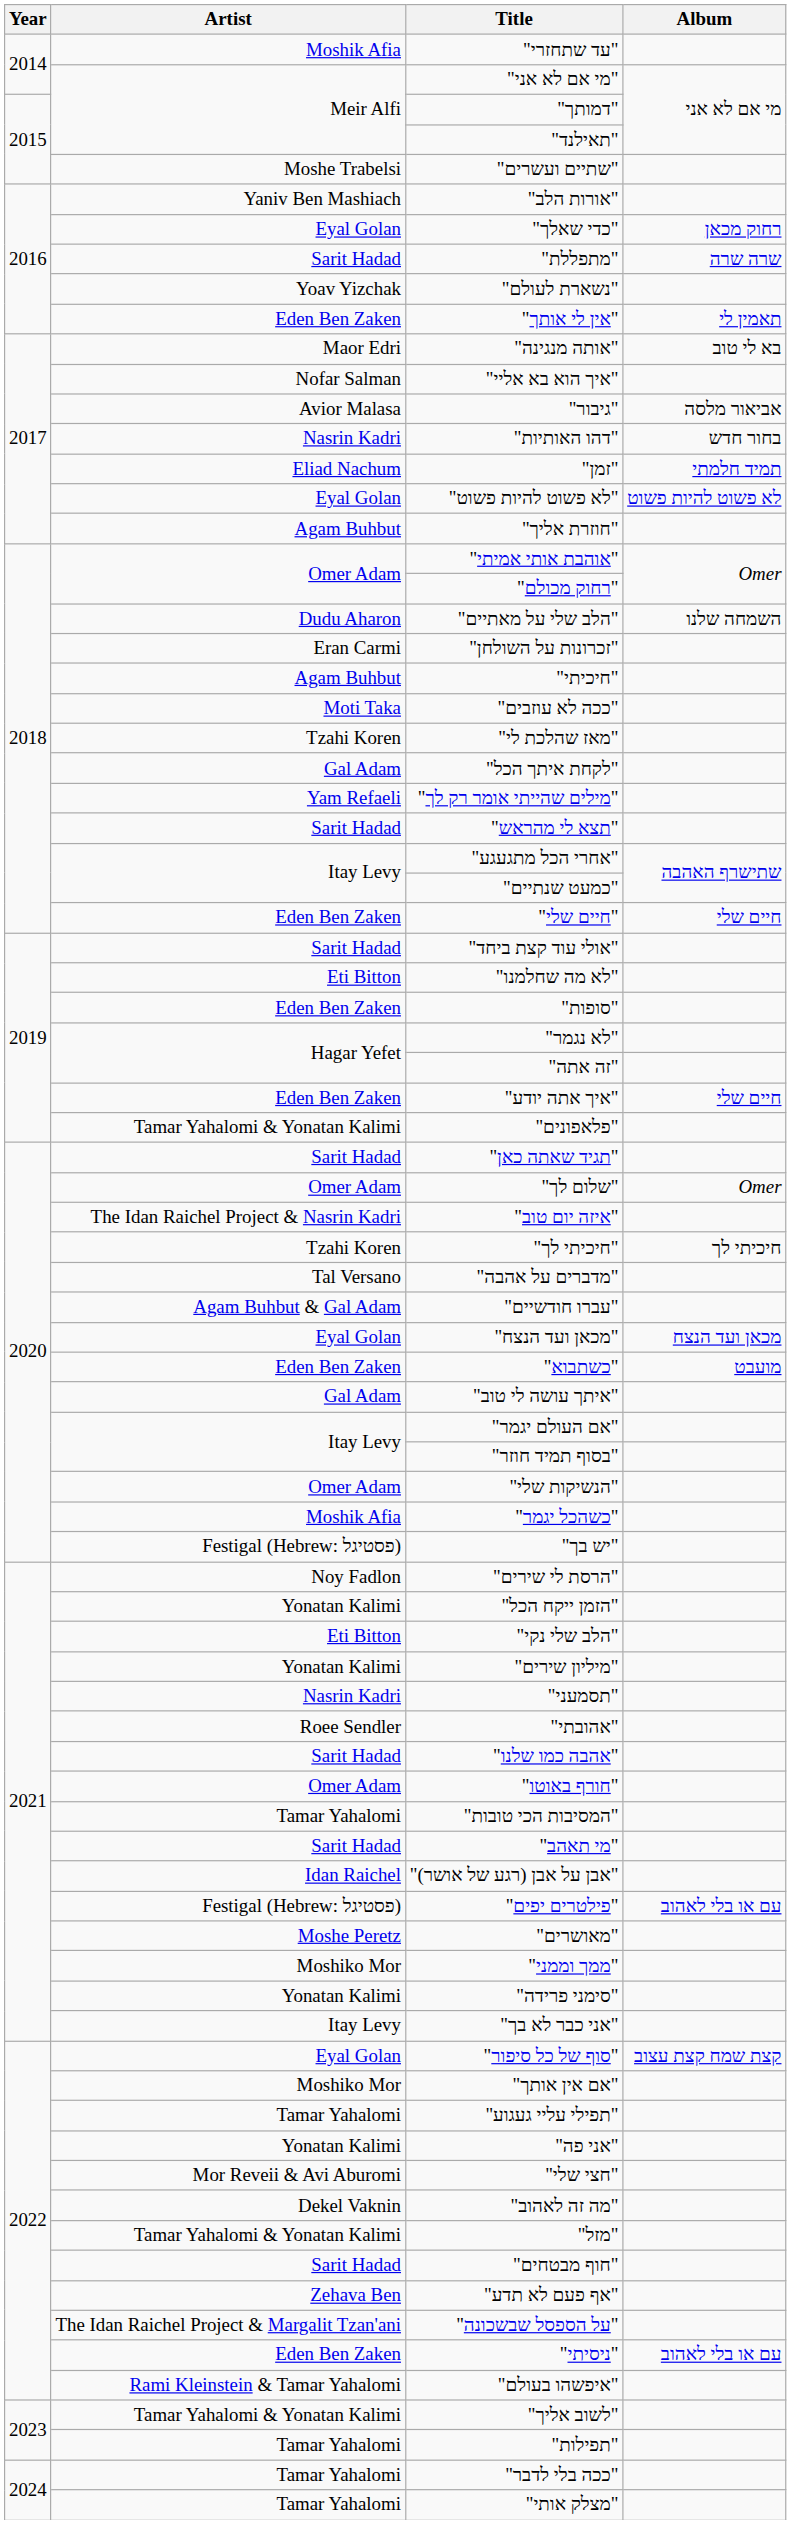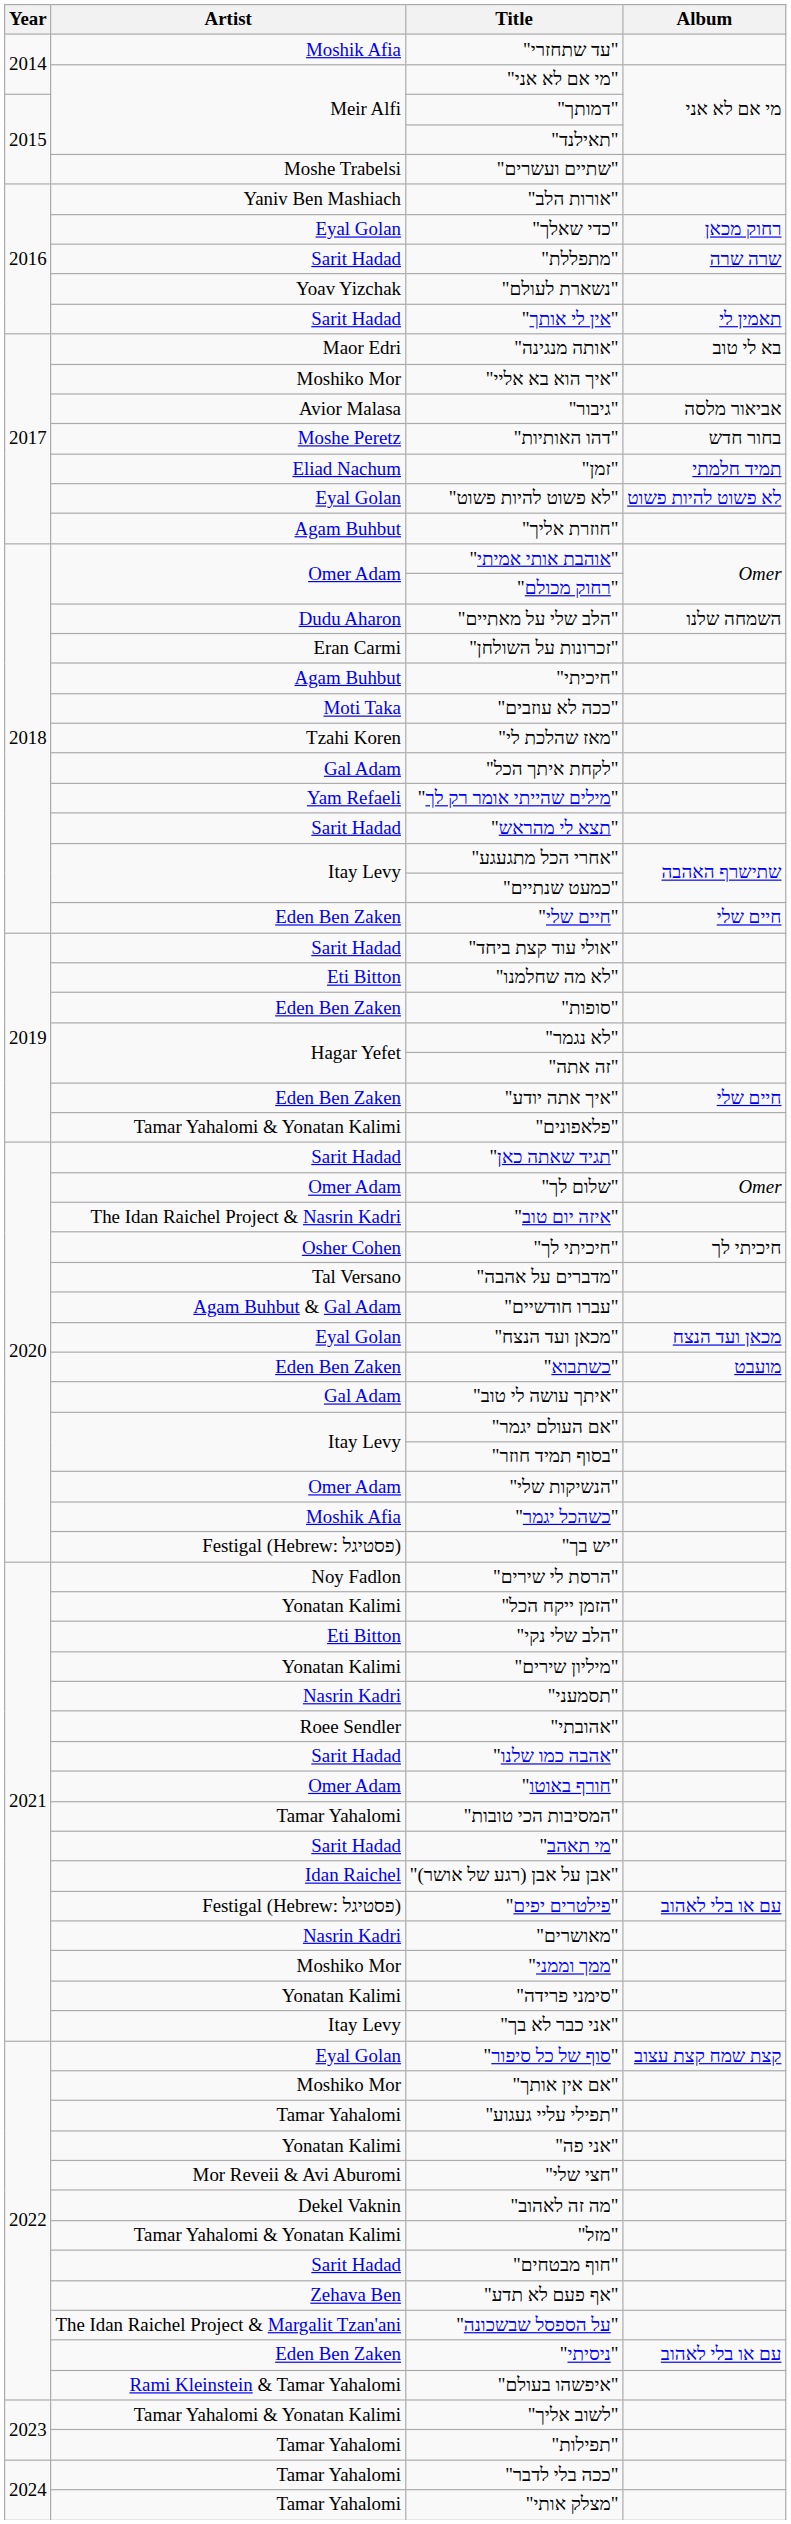(338, 318) Eden Ben Zaken -> (356, 318) Sarit Hadad
(348, 378) Nofar Salman -> (349, 378) Moshiko Mor
(352, 438) Nasrin Kadri -> (349, 438) Moshe Peretz
(354, 1247) Tzahi Koren -> (351, 1247) Osher Cohen
(349, 1935) Moshe Peretz -> (352, 1935) Nasrin Kadri
